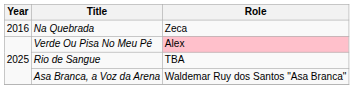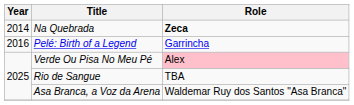(18, 28) 2016 -> (18, 28) 2014
(176, 28) normal -> (176, 28) bold
+ row: (85, 44)
